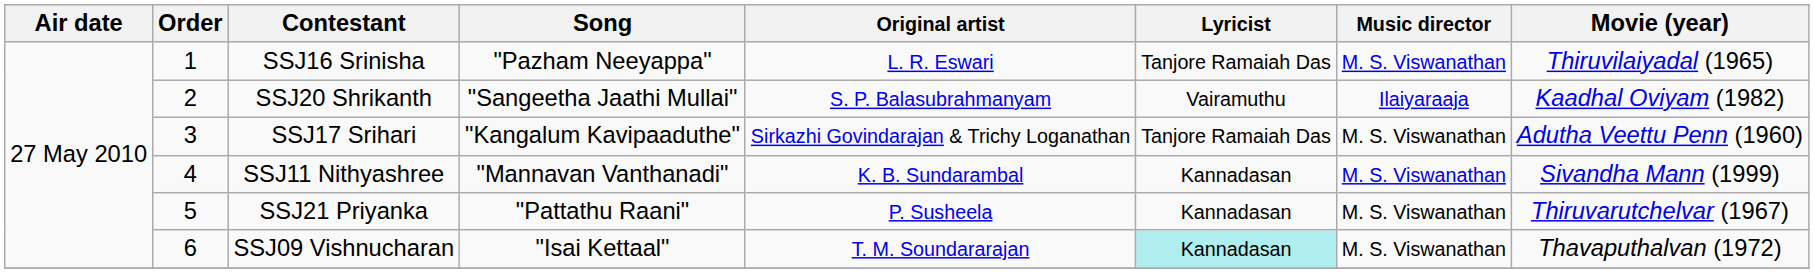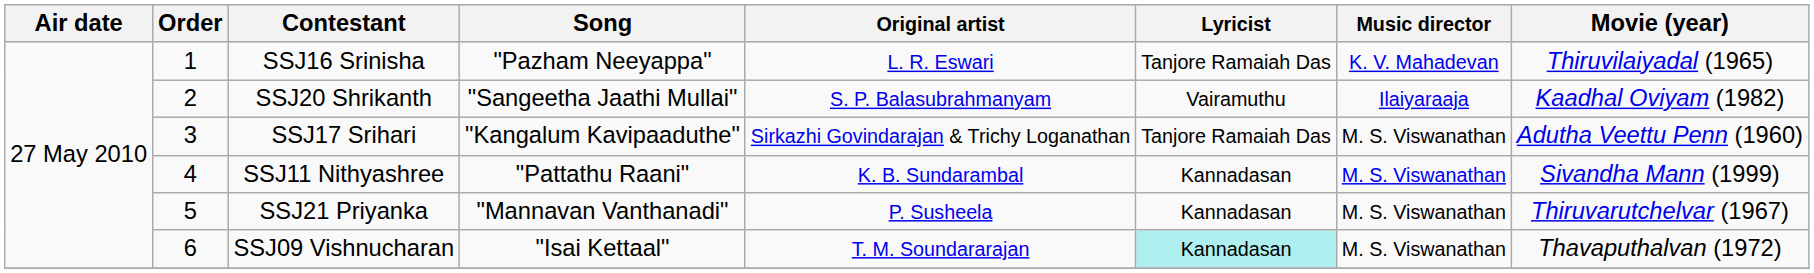(1424, 62) M. S. Viswanathan -> (1424, 62) K. V. Mahadevan
(603, 173) "Mannavan Vanthanadi" -> (603, 173) "Pattathu Raani"
(603, 211) "Pattathu Raani" -> (603, 211) "Mannavan Vanthanadi"
